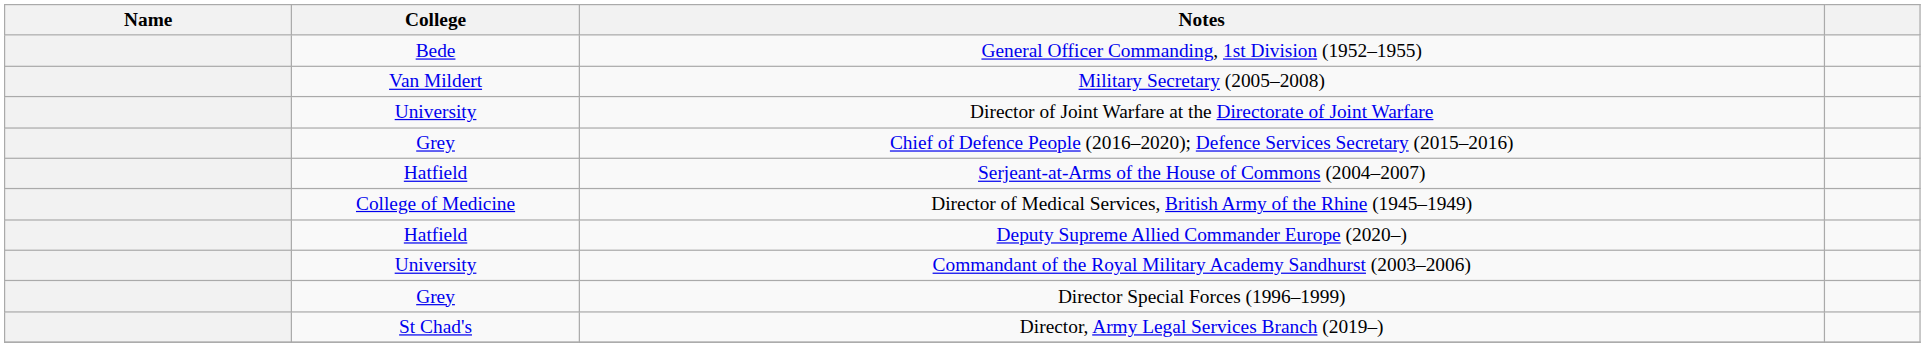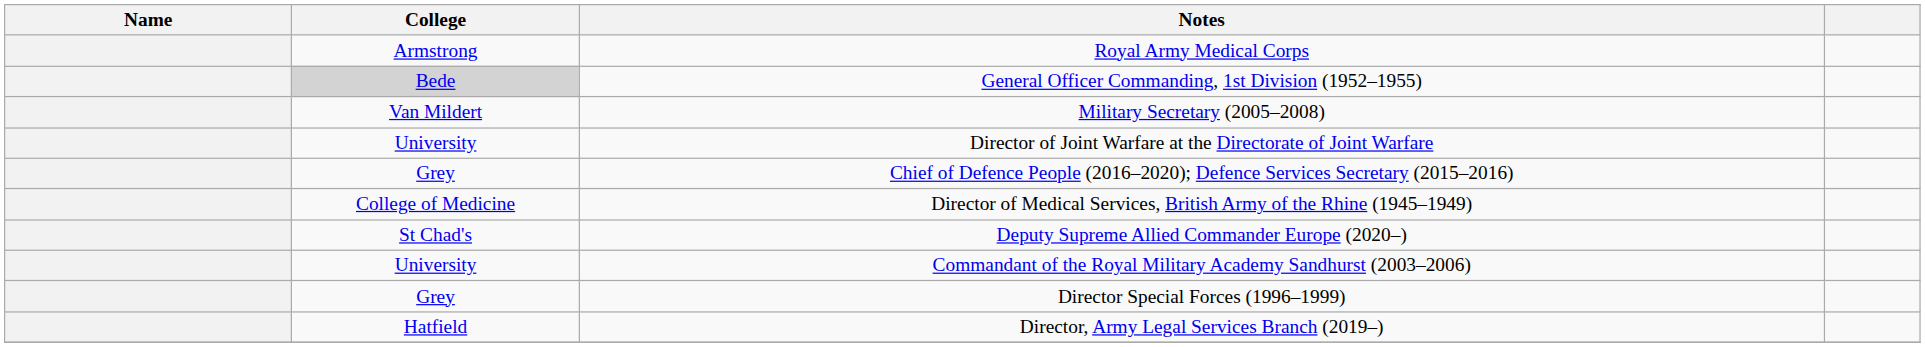+ row: (1202, 50)
(436, 50) no background -> (436, 81) lightgrey background
- row: (1202, 173)
(436, 234) Hatfield -> (436, 234) St Chad's
(436, 326) St Chad's -> (436, 326) Hatfield
